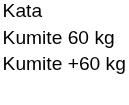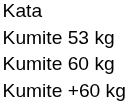+ row: (59, 37)
